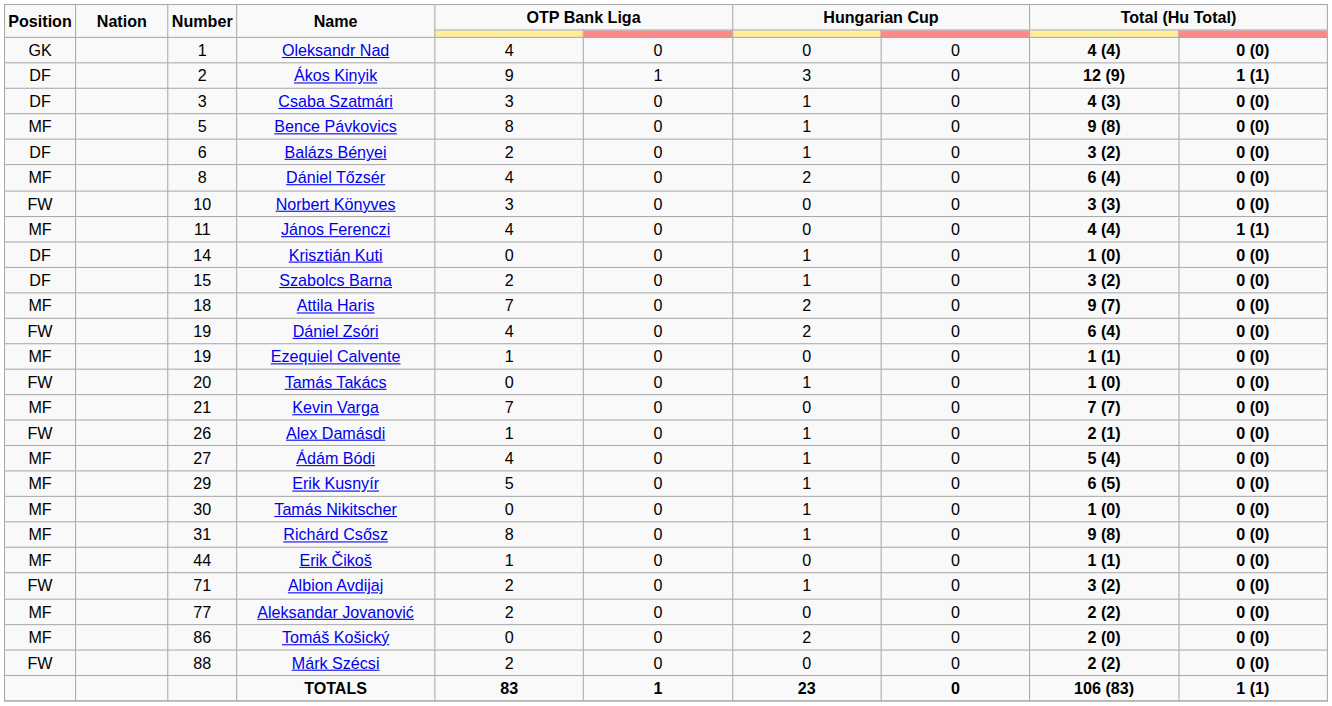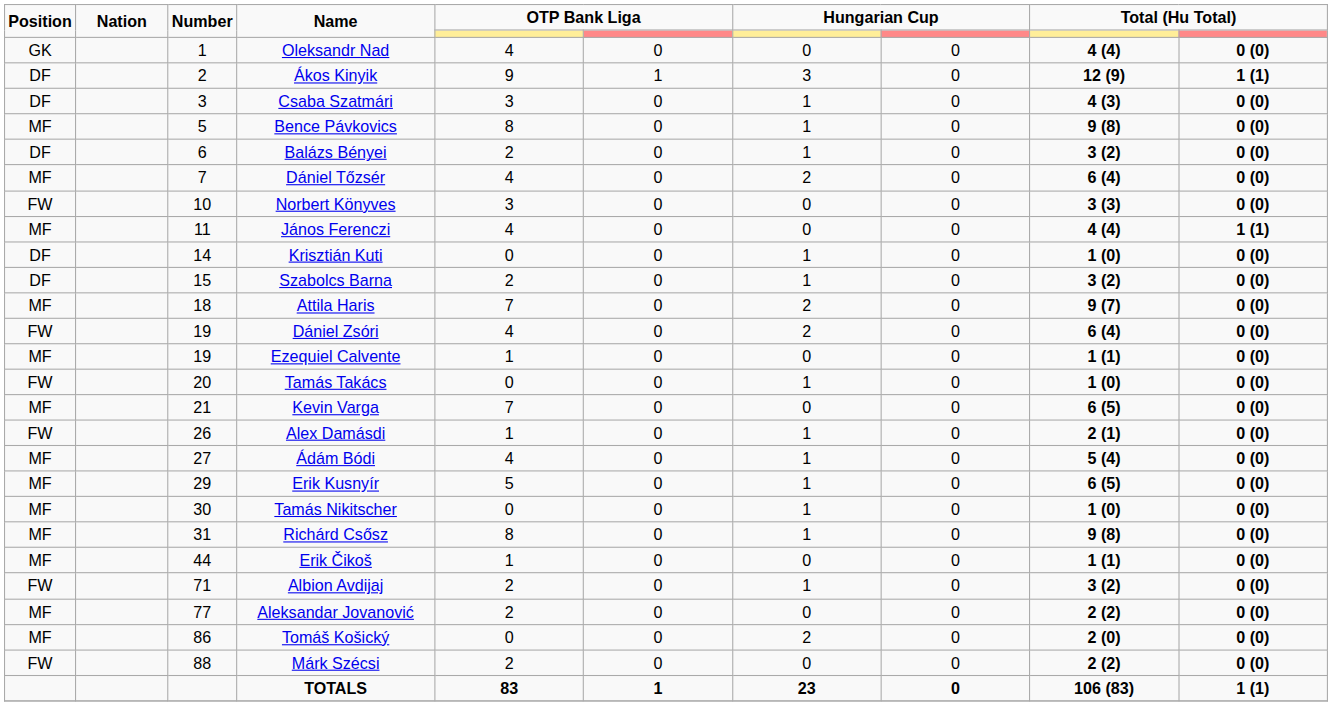(202, 178) 8 -> (202, 178) 7
(1104, 408) 7 (7) -> (1104, 408) 6 (5)
